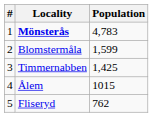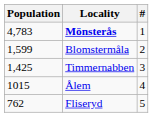columns swapped: (10, 13) <-> (119, 13)
